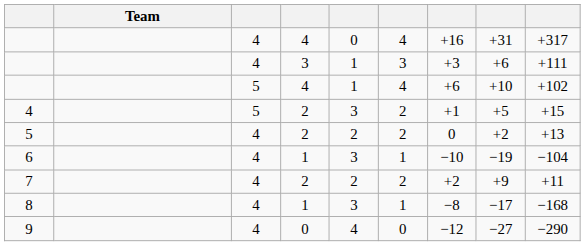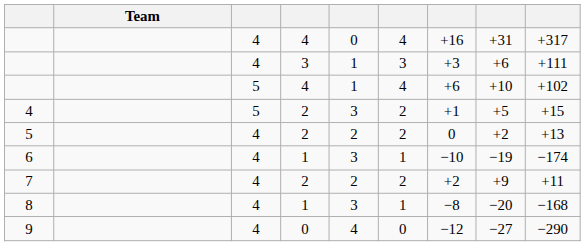(553, 157) −104 -> (553, 157) −174
(501, 205) −17 -> (501, 205) −20
